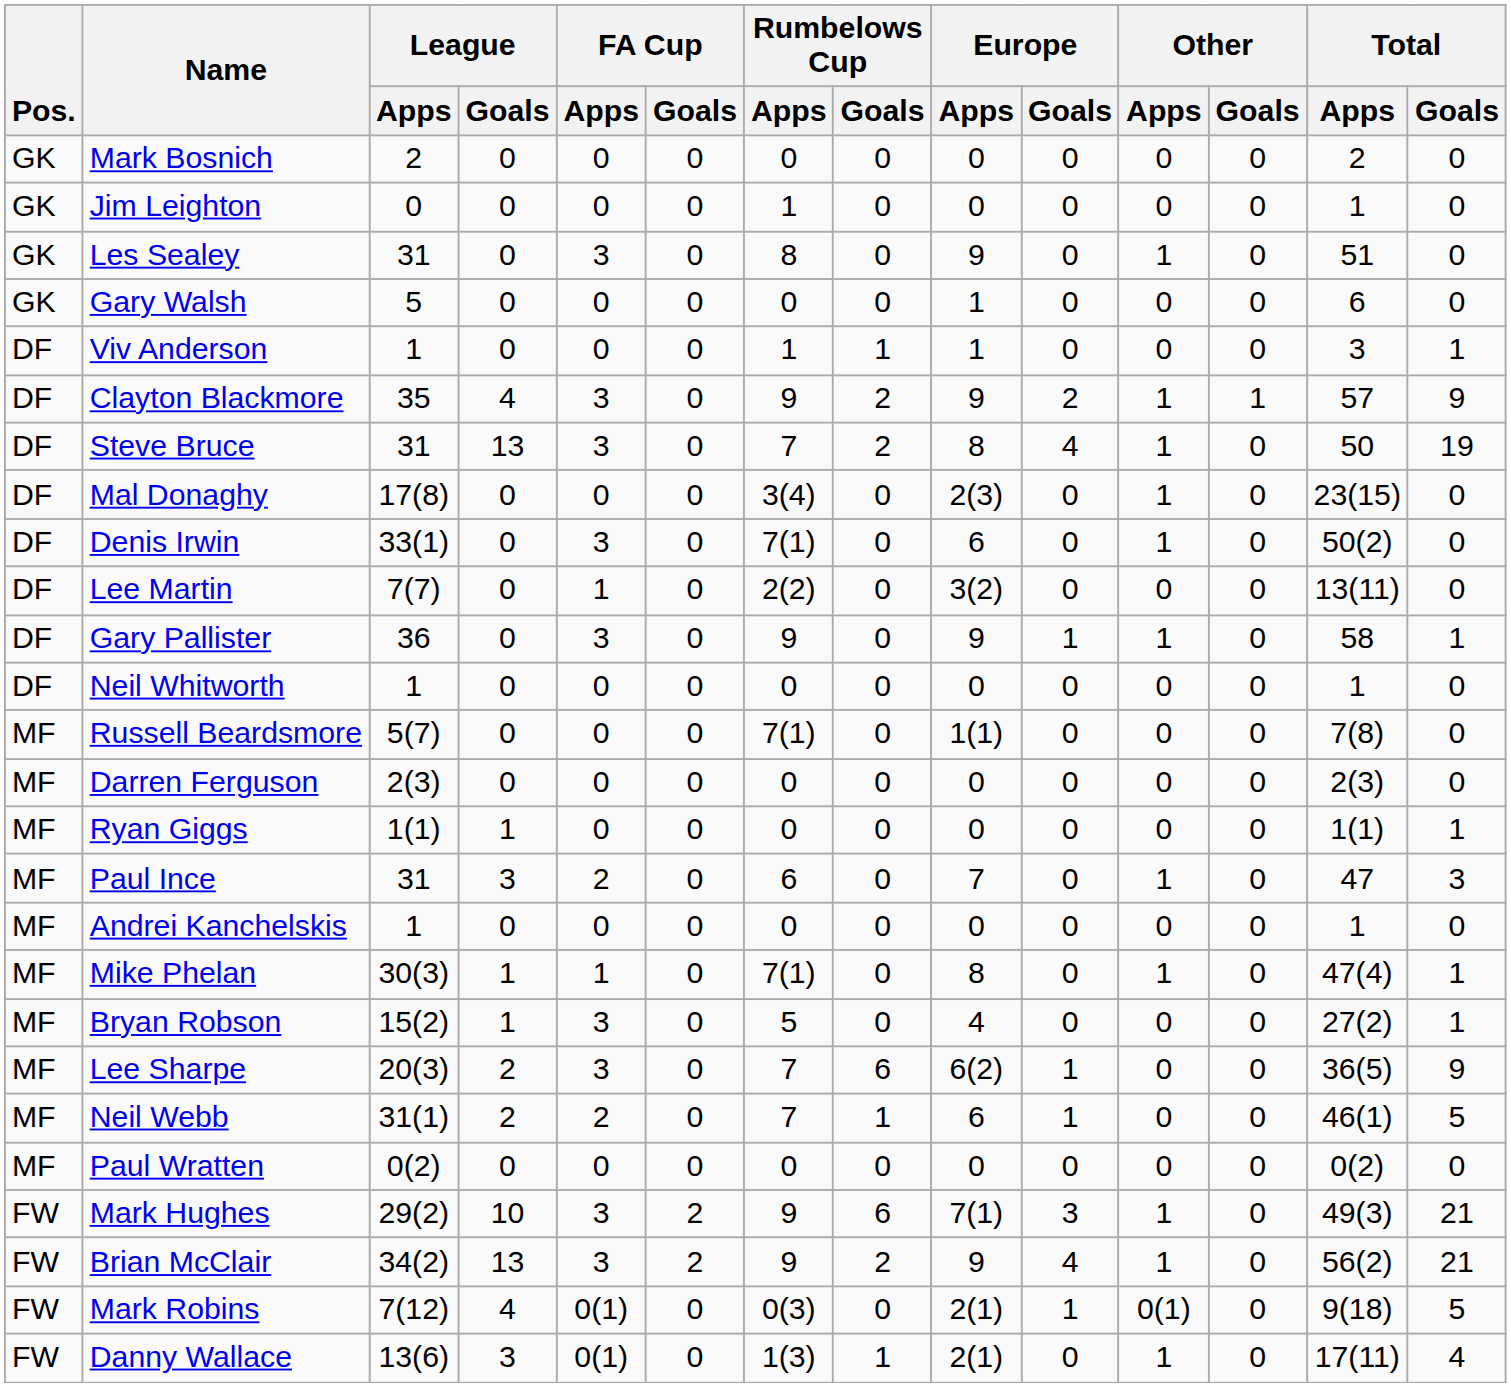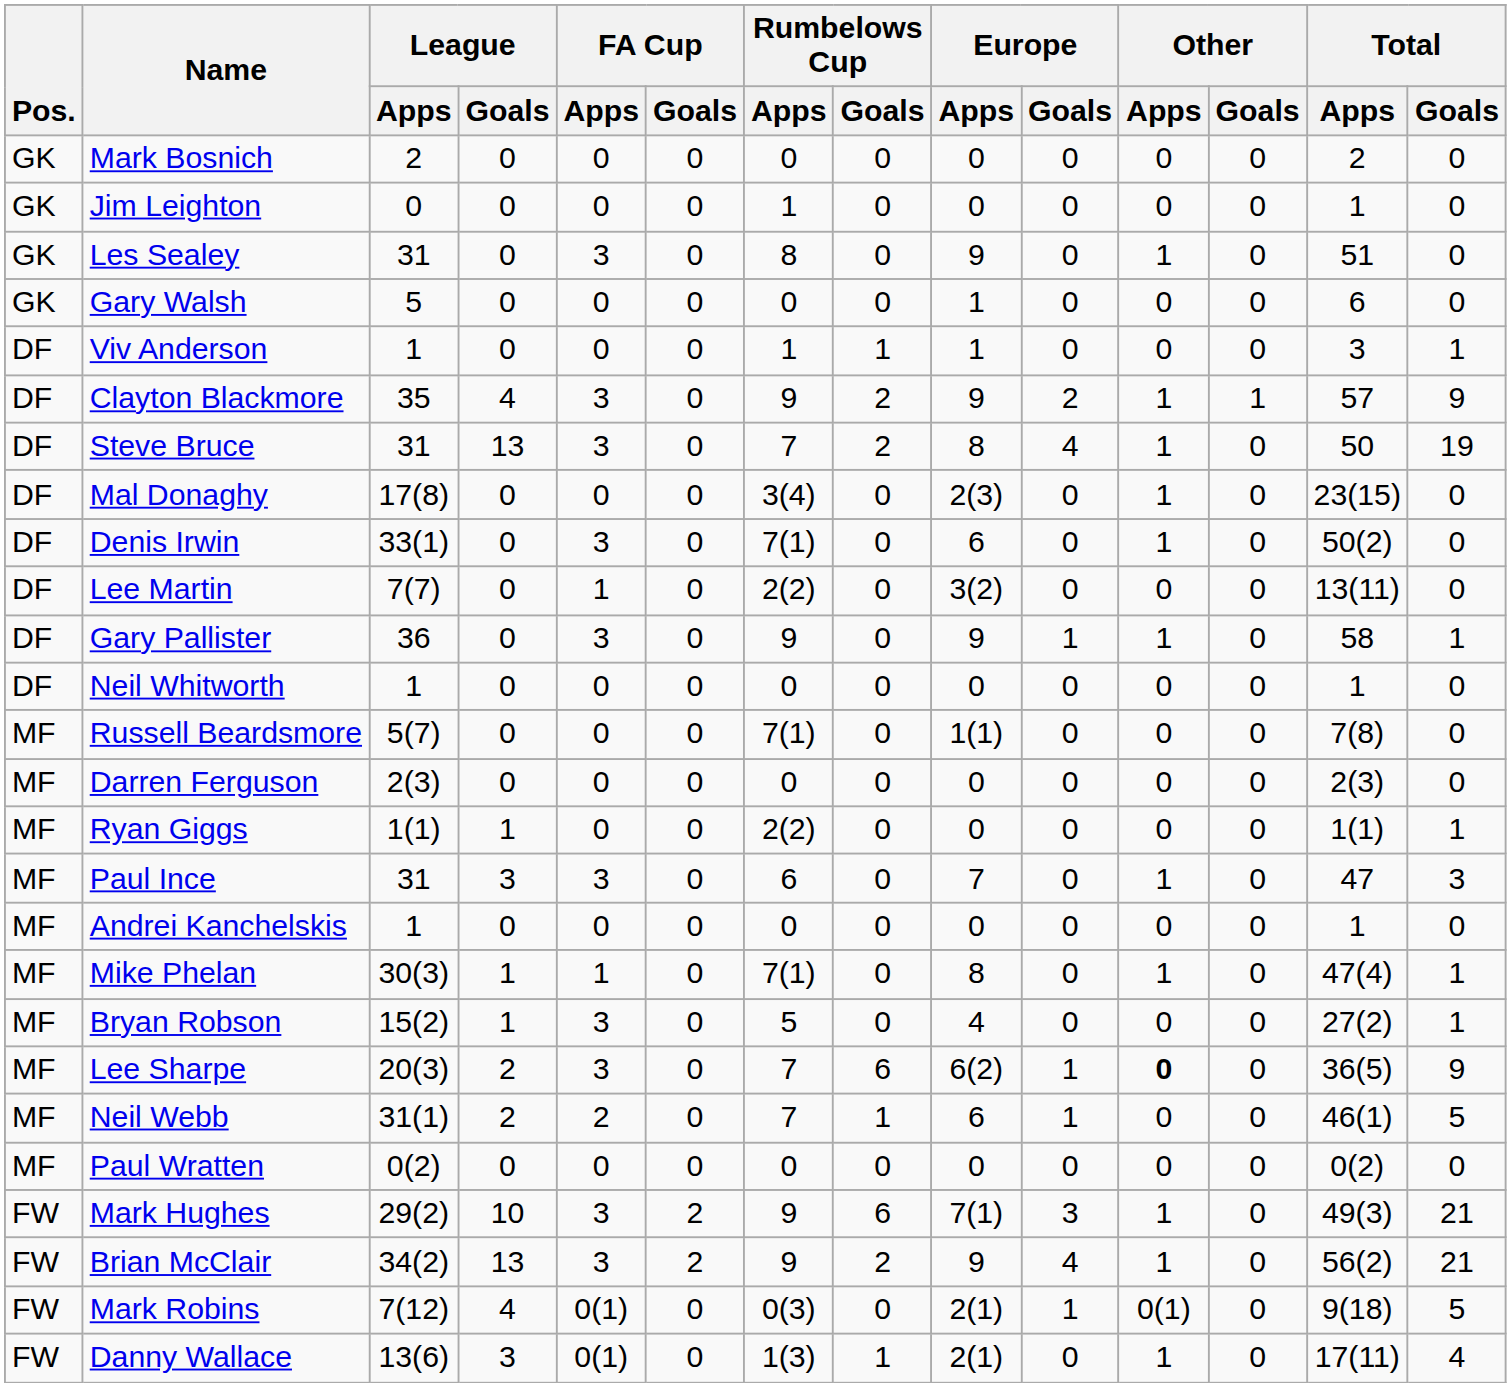(789, 829) 0 -> (789, 829) 2(2)
(601, 877) 2 -> (601, 877) 3
(1164, 1069) normal -> (1164, 1069) bold
